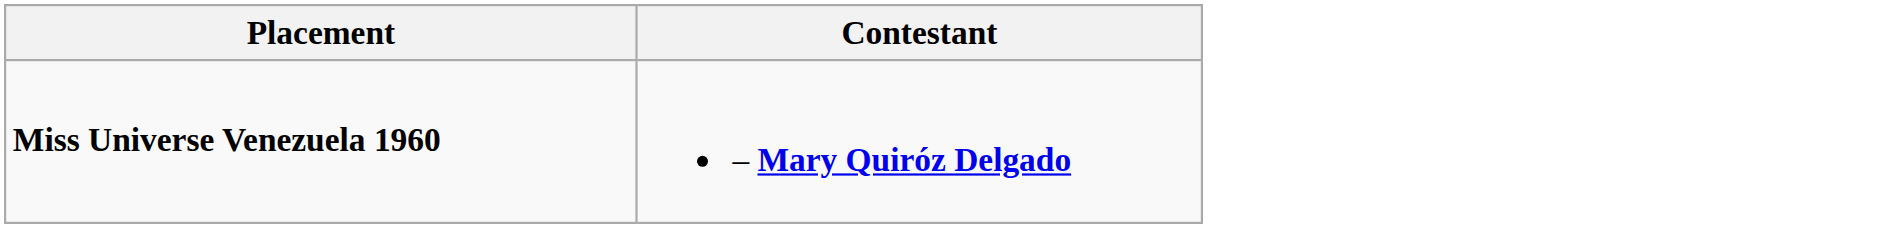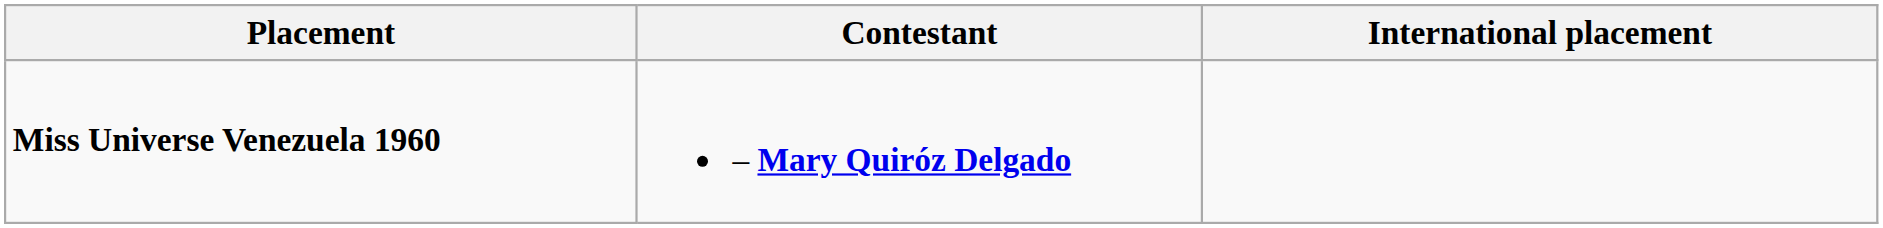+ column: (1540, 32)
